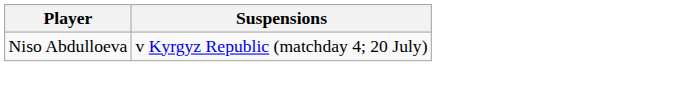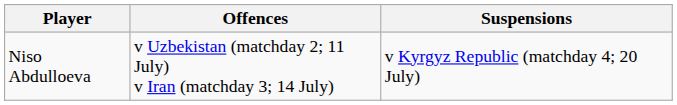+ column: (255, 18)
